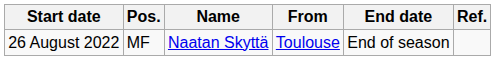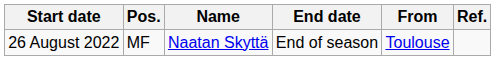columns swapped: (308, 17) <-> (398, 17)
